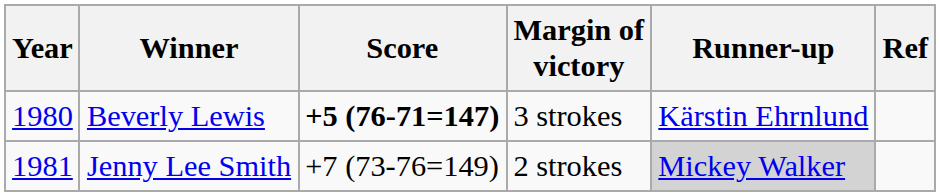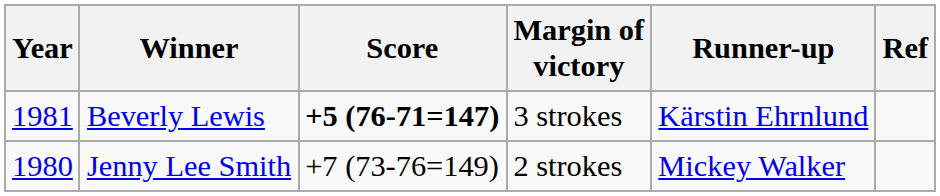(42, 115) 1980 -> (42, 115) 1981
(42, 166) 1981 -> (42, 166) 1980
(752, 166) lightgrey background -> (752, 166) no background
